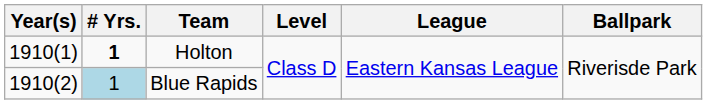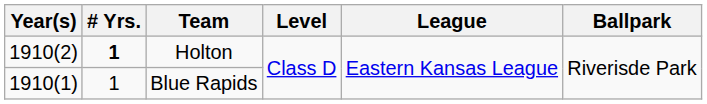(44, 52) 1910(1) -> (44, 52) 1910(2)
(44, 84) 1910(2) -> (44, 84) 1910(1)
(114, 84) lightblue background -> (114, 84) no background
